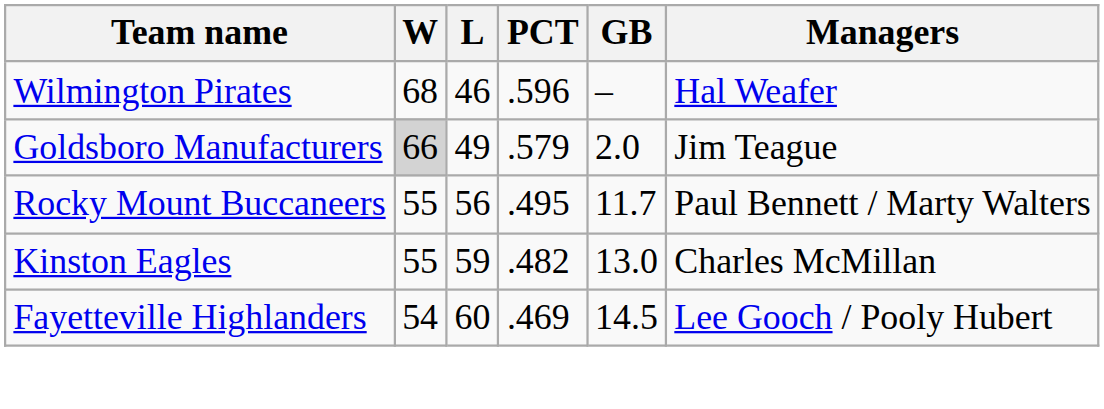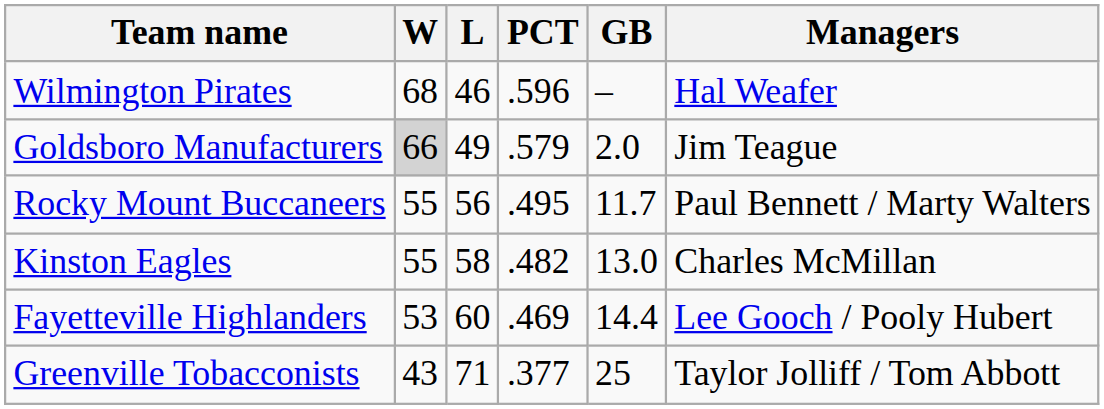(472, 260) 59 -> (472, 260) 58
(420, 317) 54 -> (420, 317) 53
(626, 317) 14.5 -> (626, 317) 14.4
+ row: (186, 373)
